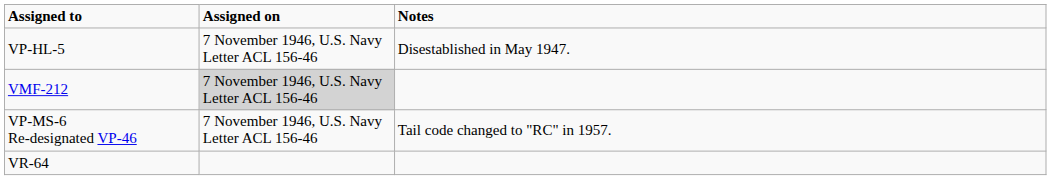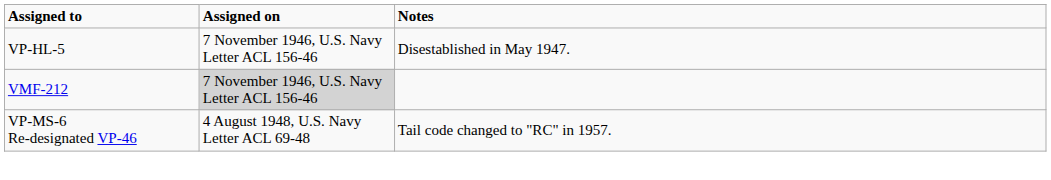(292, 130) 7 November 1946, U.S. Navy Letter ACL 156-46 -> (282, 130) 4 August 1948, U.S. Navy Letter ACL 69-48
- row: (28, 162)
